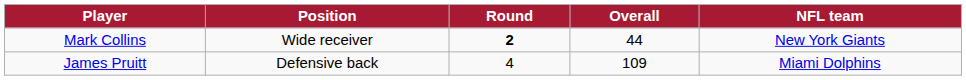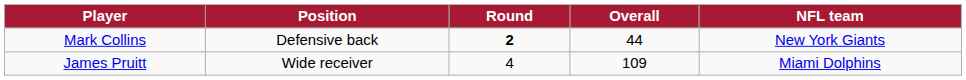(327, 39) Wide receiver -> (327, 39) Defensive back
(327, 63) Defensive back -> (327, 63) Wide receiver
